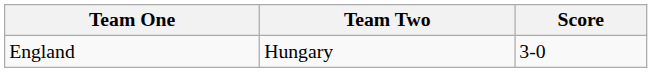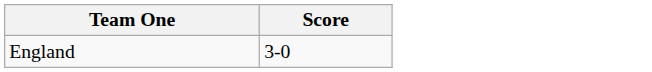- column: (387, 20)
